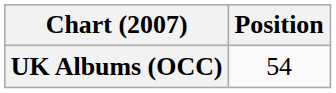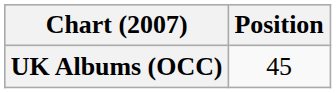(279, 66) 54 -> (279, 66) 45
